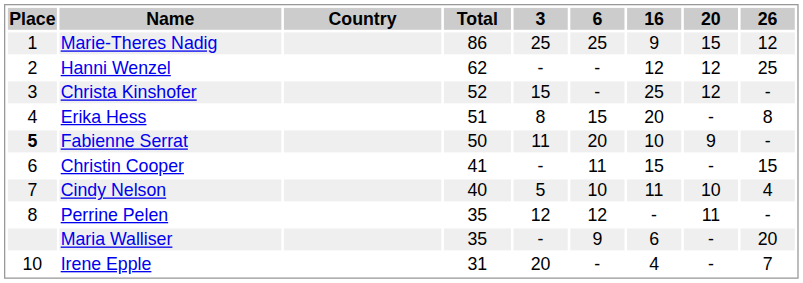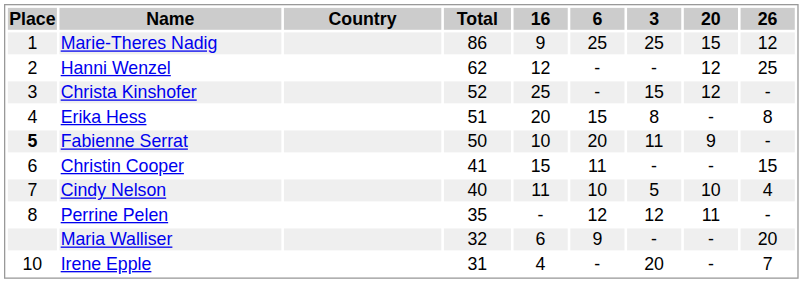columns swapped: (541, 19) <-> (654, 19)
(477, 239) 35 -> (477, 239) 32
